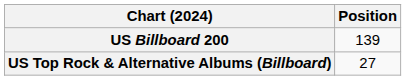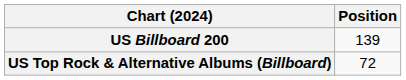(368, 63) 27 -> (368, 63) 72
